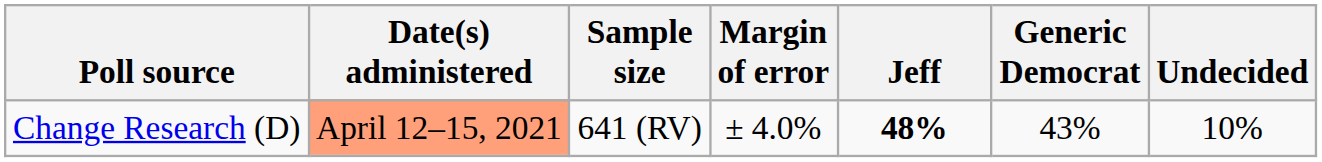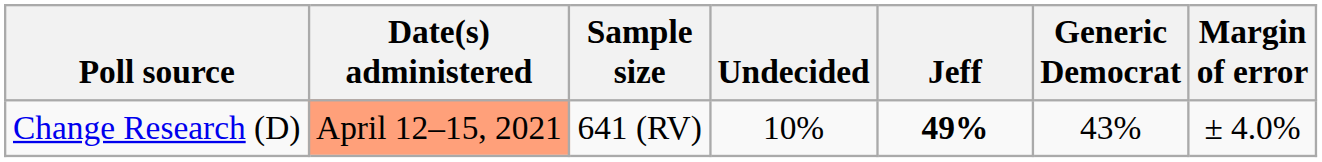columns swapped: (773, 52) <-> (1232, 71)
(914, 126) 48% -> (955, 126) 49%
